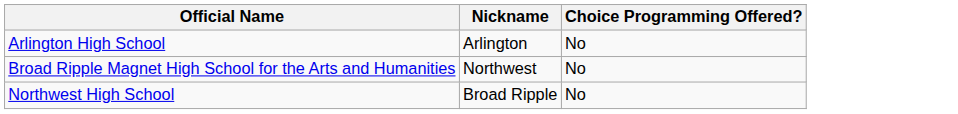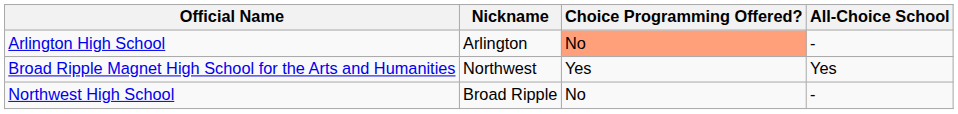+ column: (880, 17)
(575, 43) no background -> (575, 43) lightsalmon background
(575, 69) No -> (578, 69) Yes
